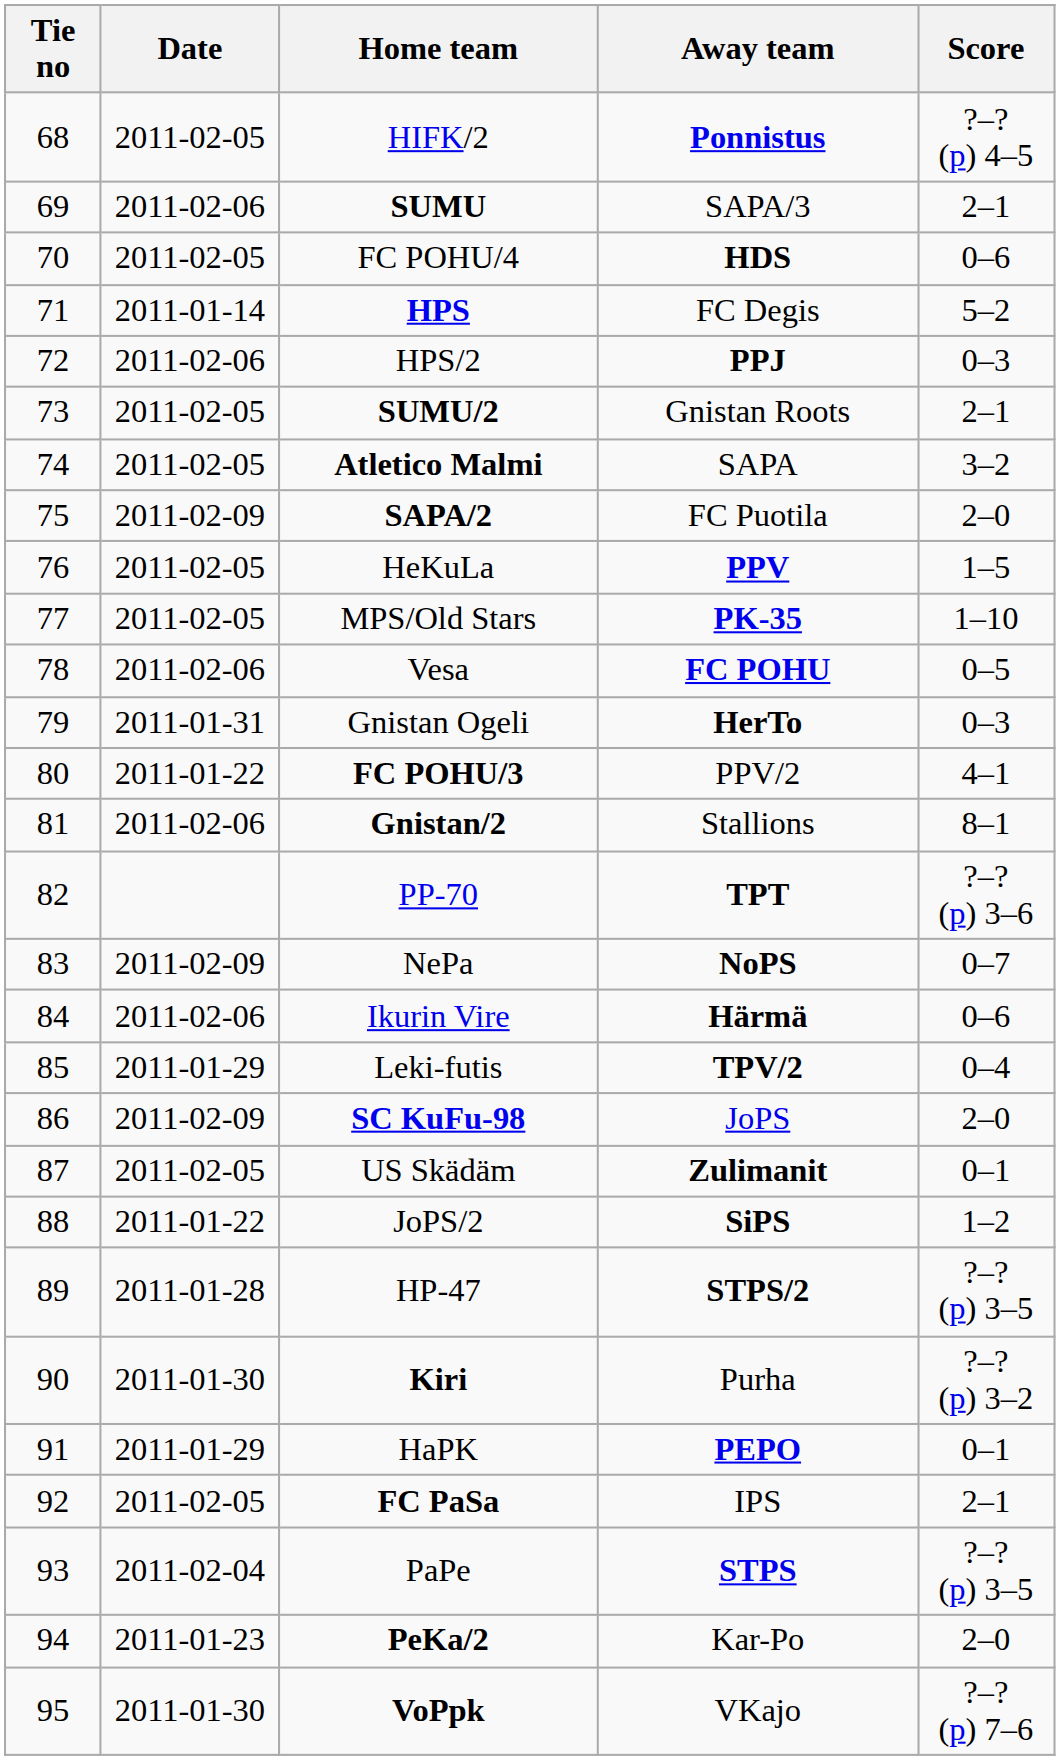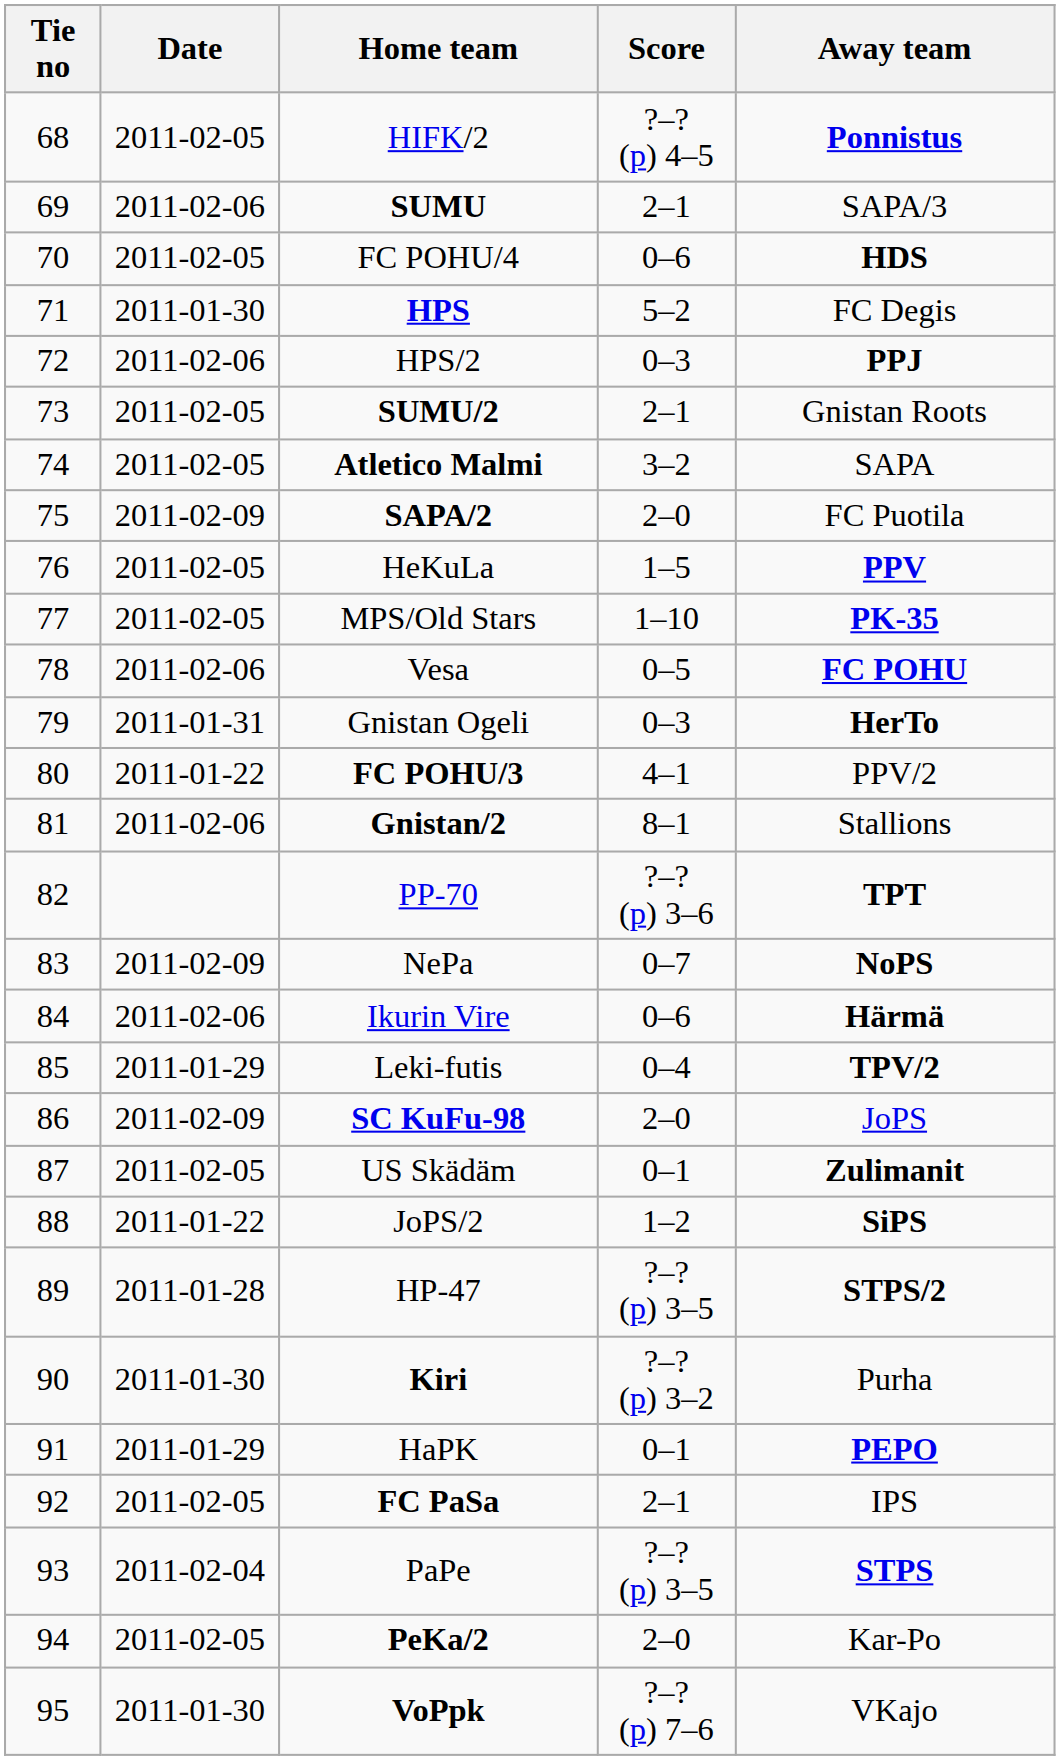columns swapped: (986, 48) <-> (758, 48)
(190, 309) 2011-01-14 -> (190, 309) 2011-01-30
(190, 1640) 2011-01-23 -> (190, 1640) 2011-02-05
